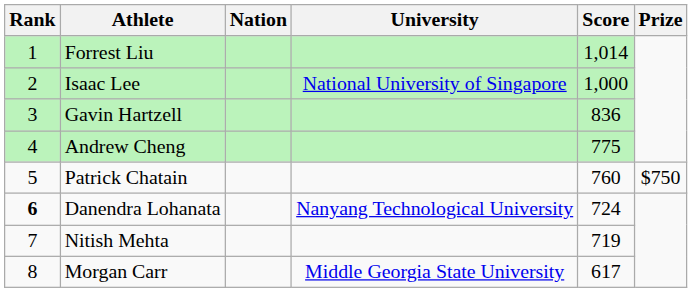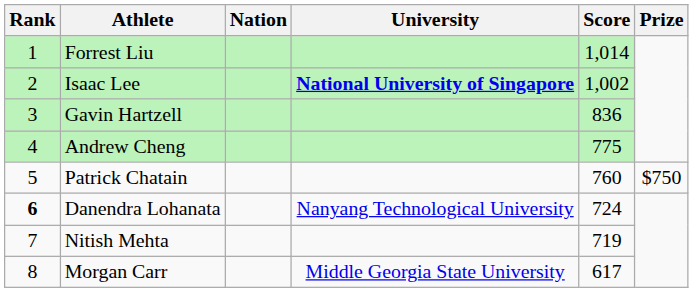(435, 83) normal -> (435, 83) bold
(606, 83) 1,000 -> (607, 83) 1,002
